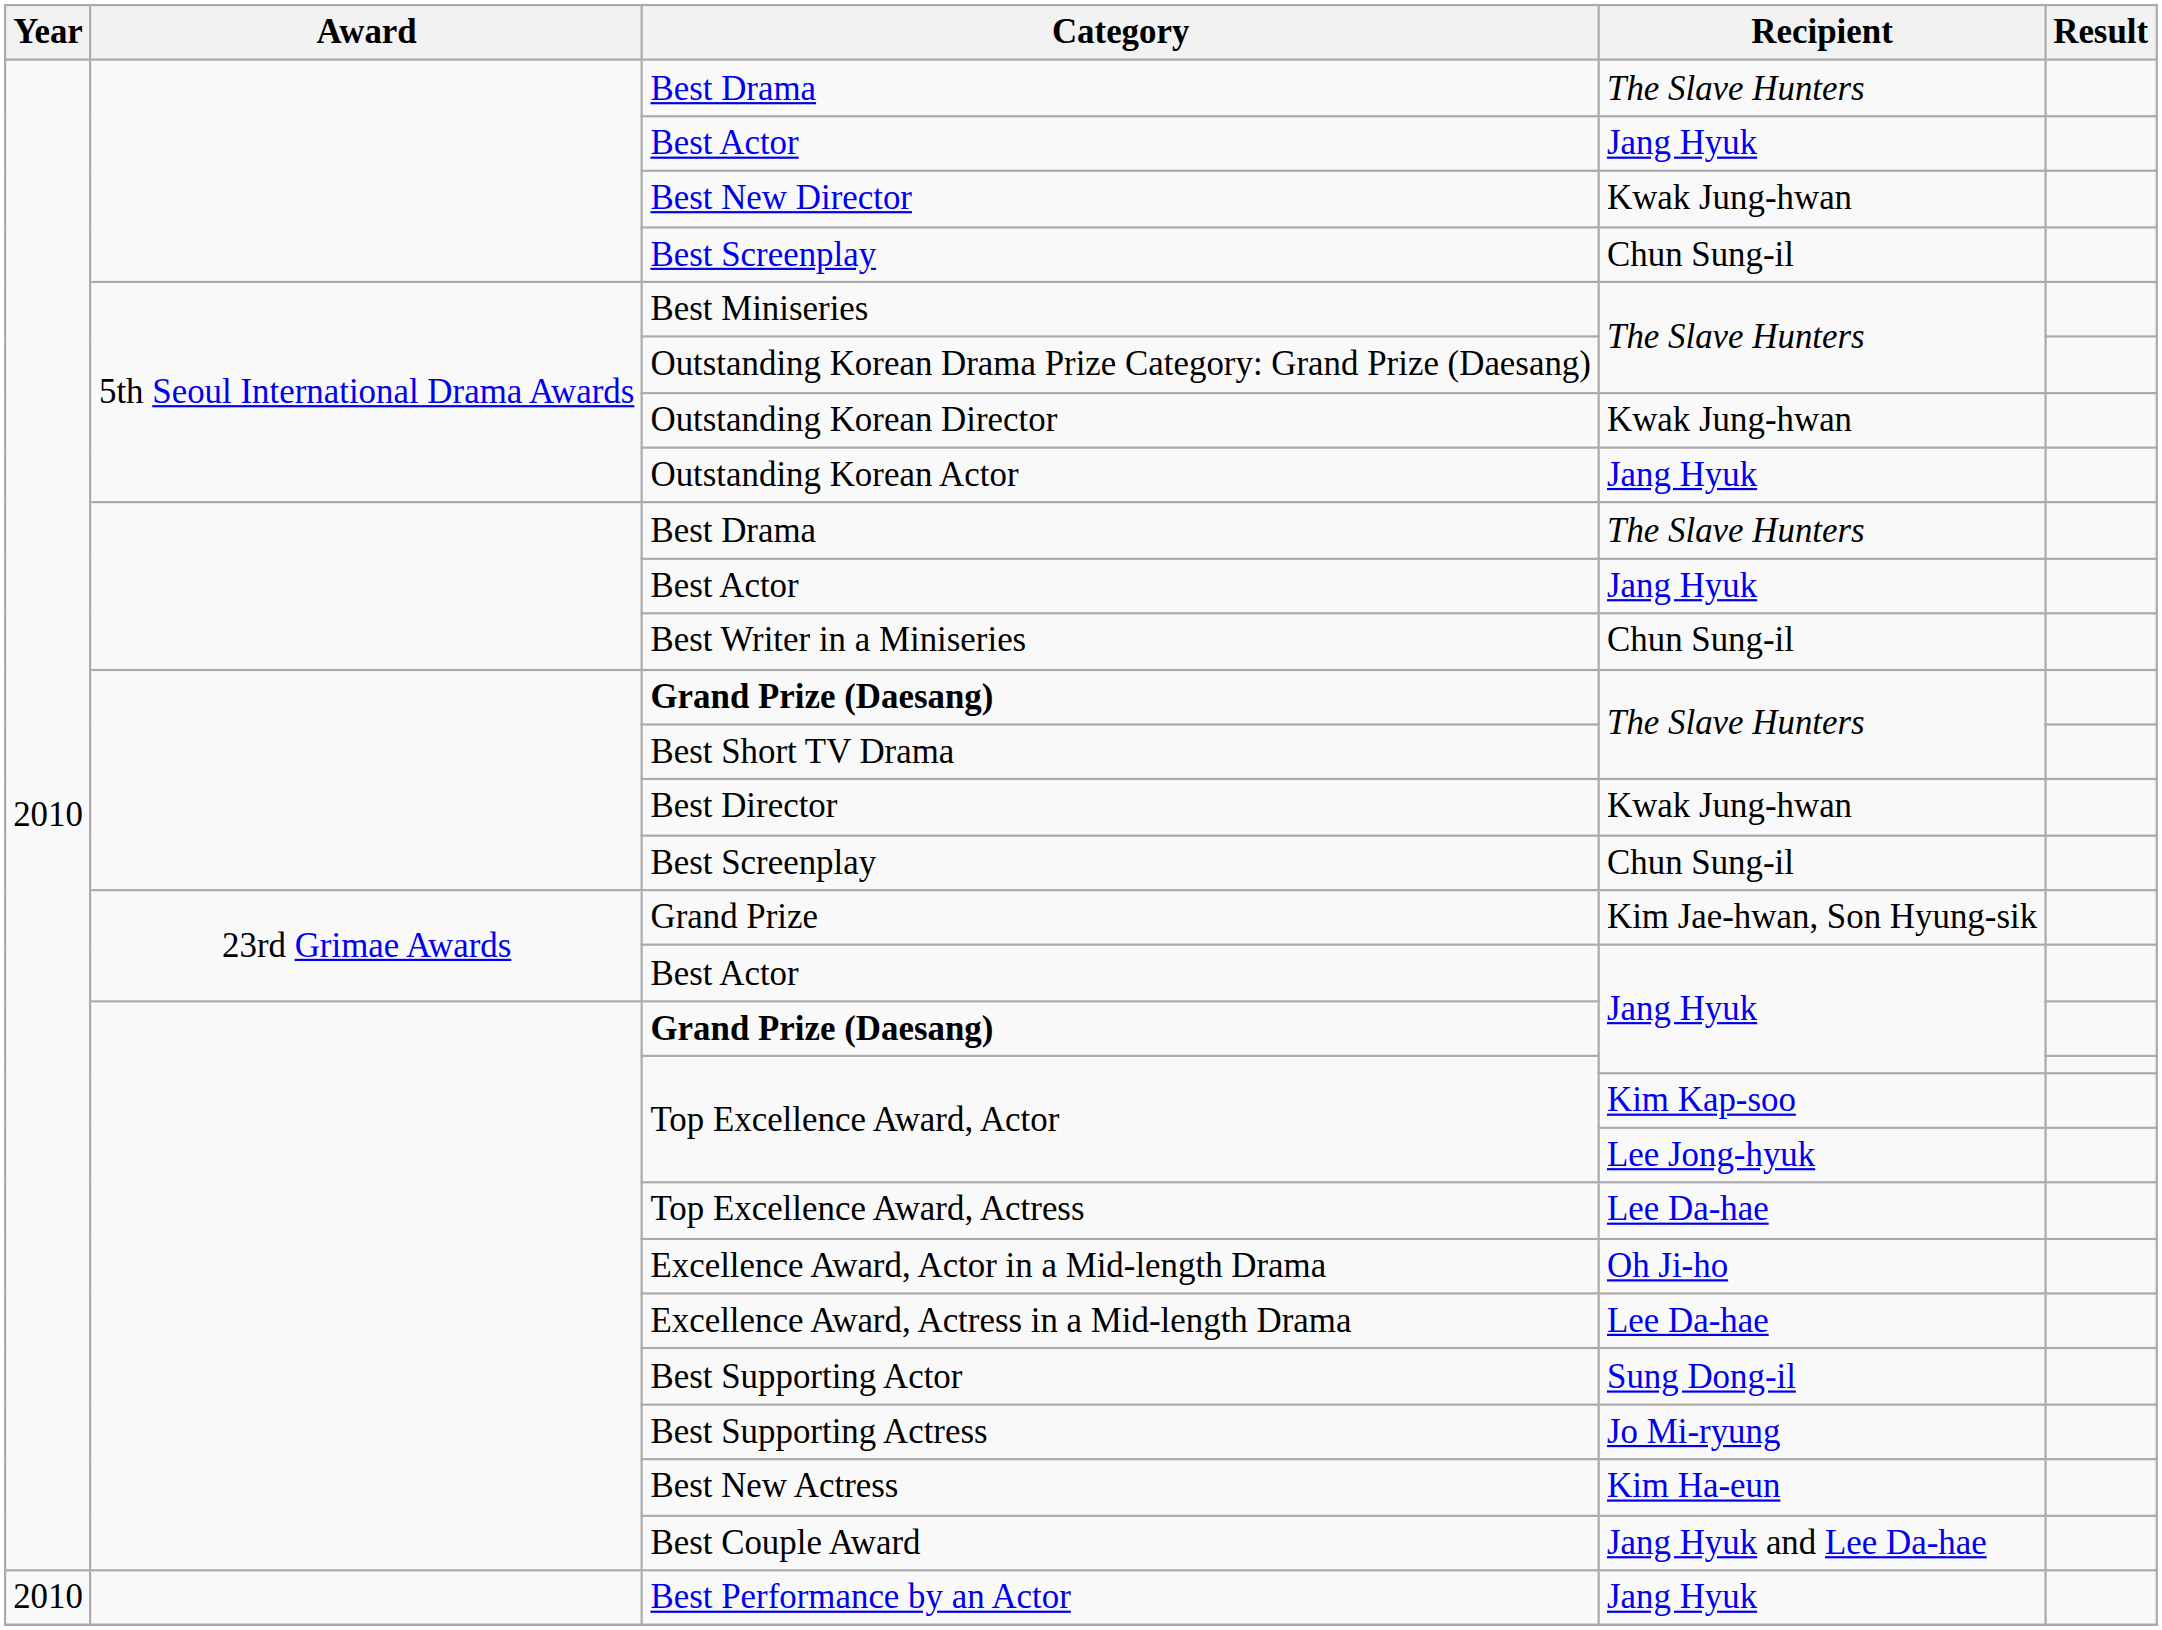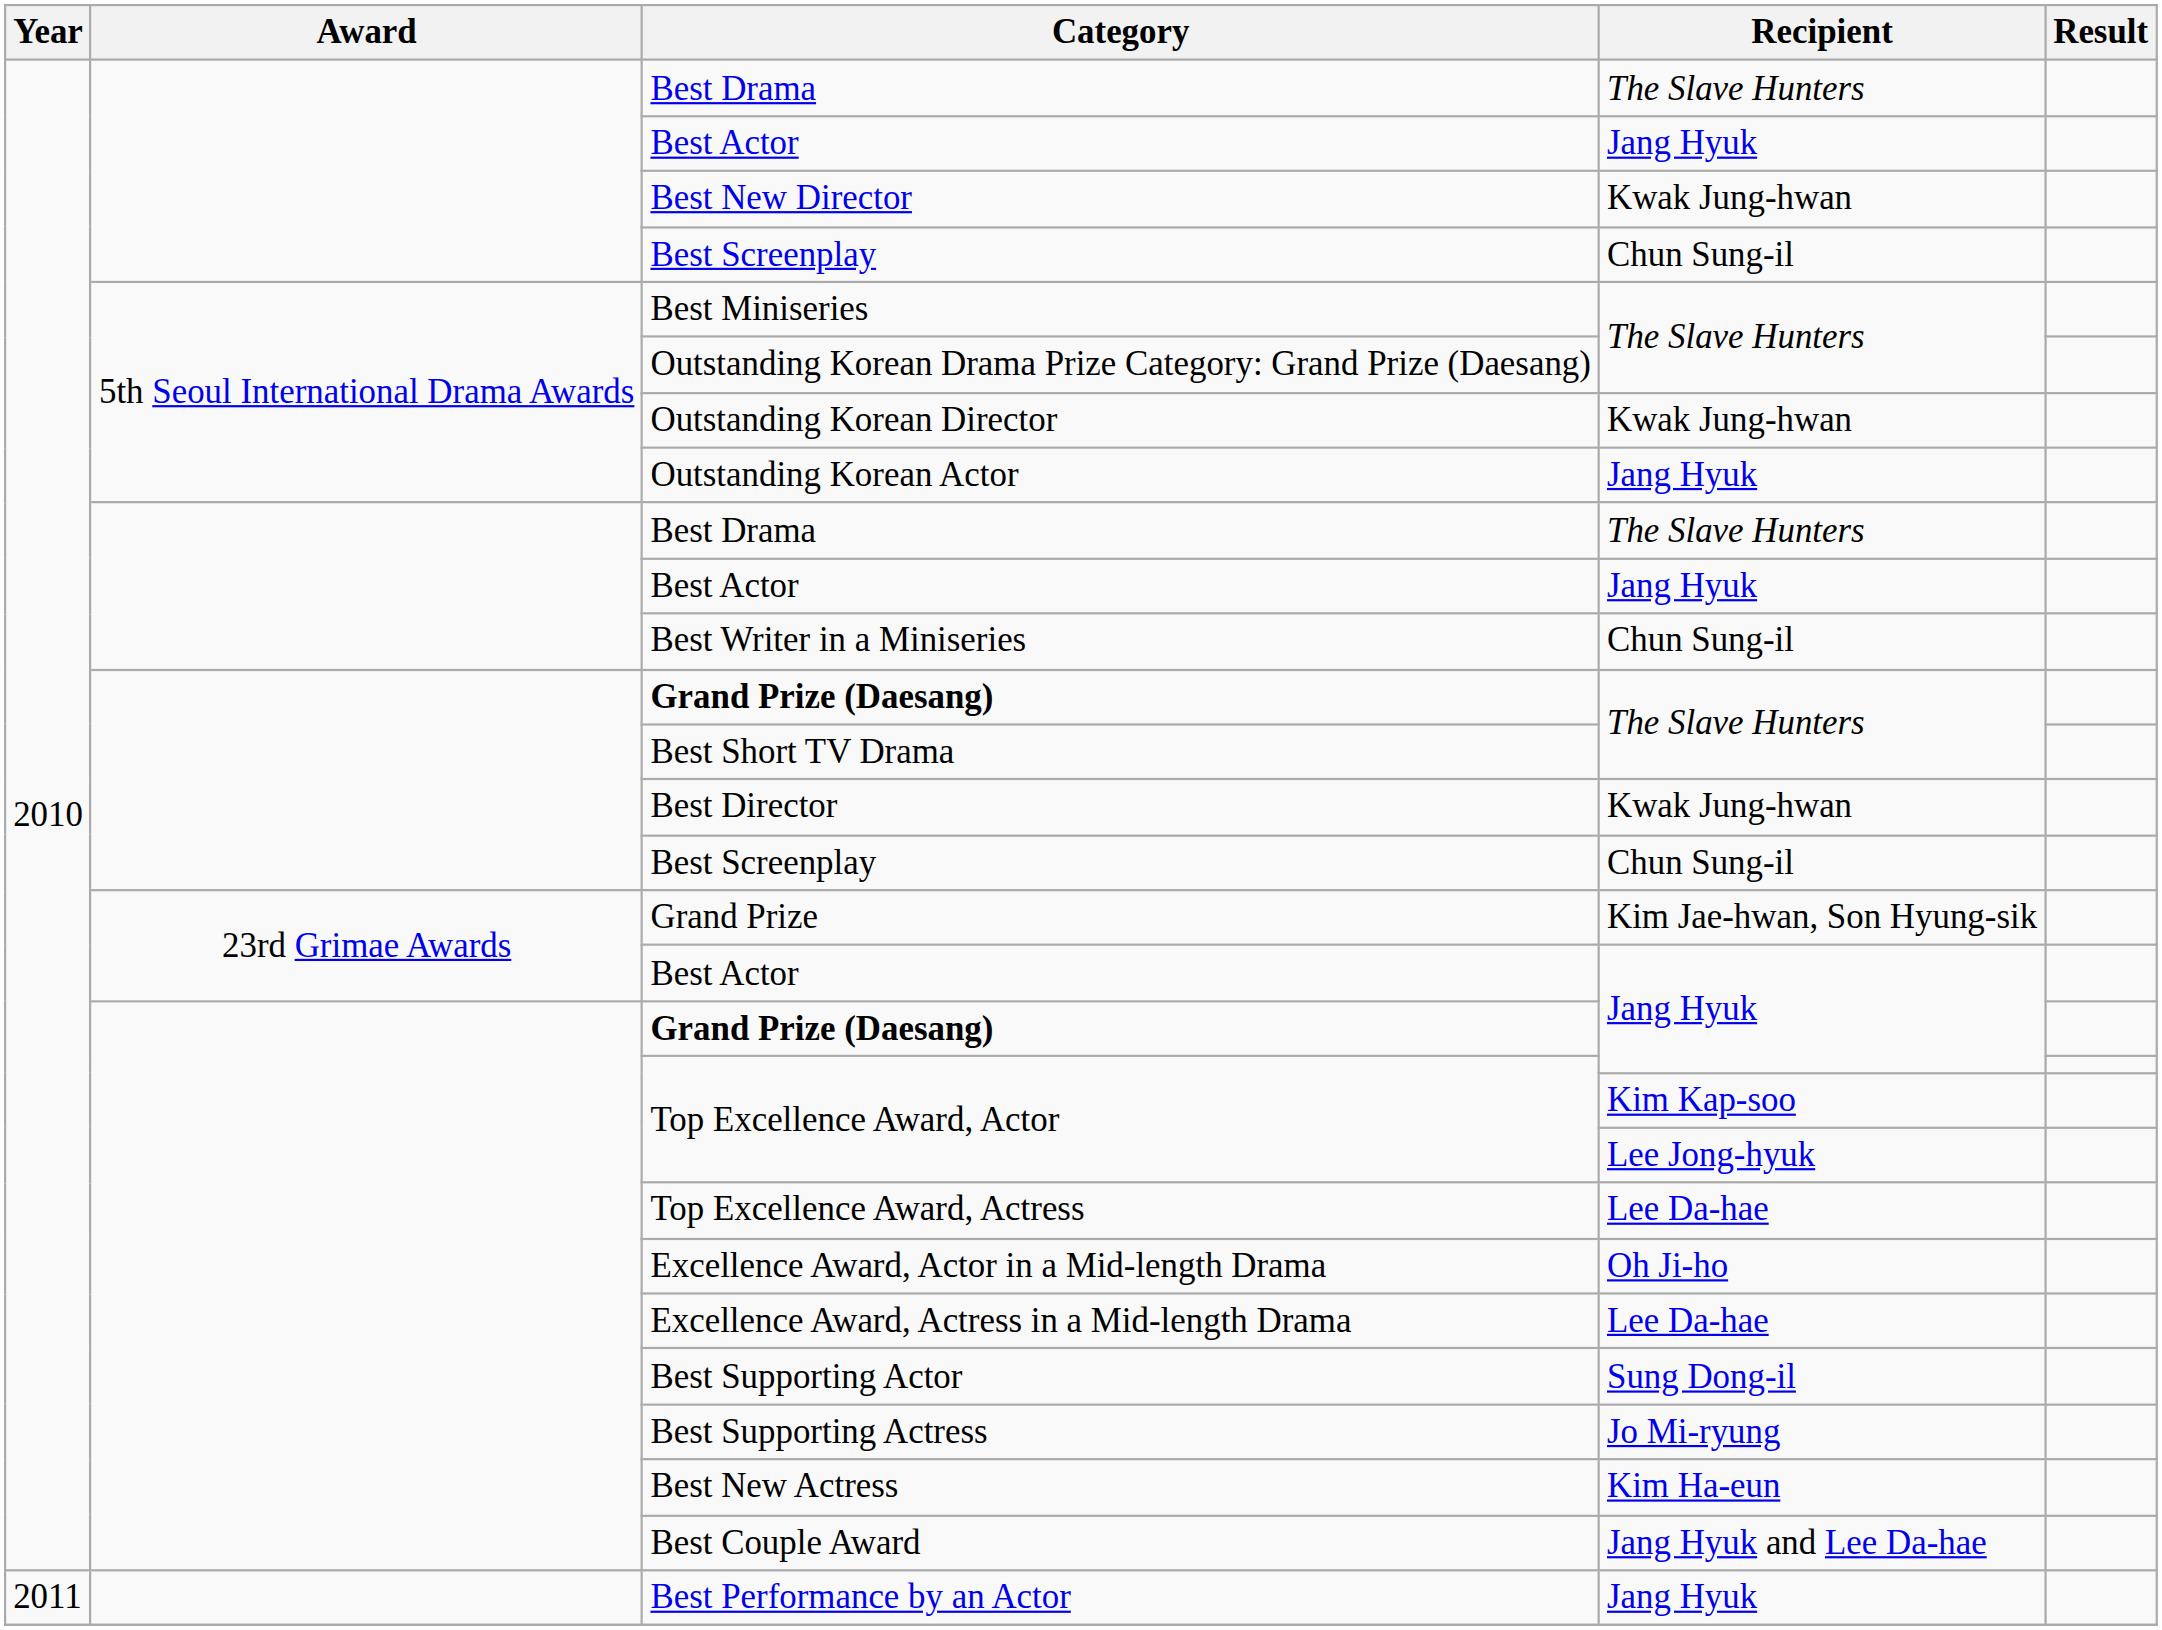(48, 1597) 2010 -> (47, 1597) 2011
